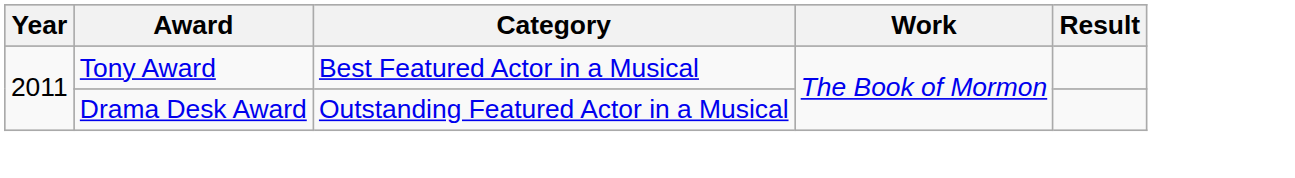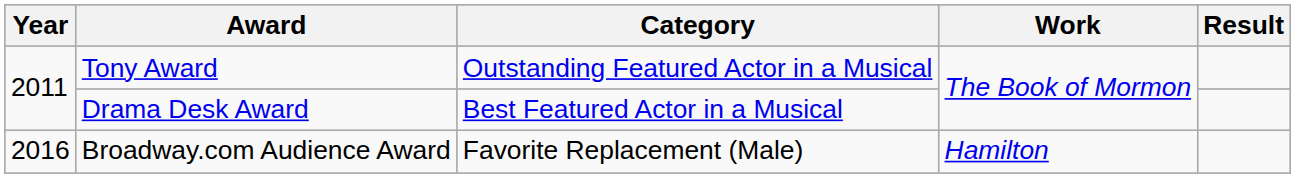(509, 67) Best Featured Actor in a Musical -> (698, 67) Outstanding Featured Actor in a Musical
(554, 109) Outstanding Featured Actor in a Musical -> (653, 109) Best Featured Actor in a Musical
+ row: (266, 151)
